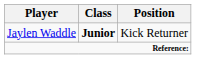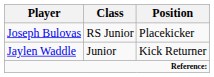+ row: (44, 32)
(98, 32) bold -> (101, 51) normal
